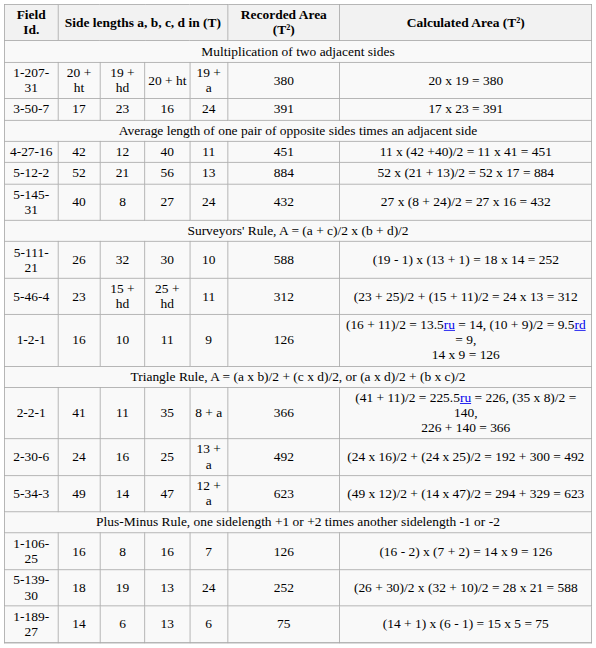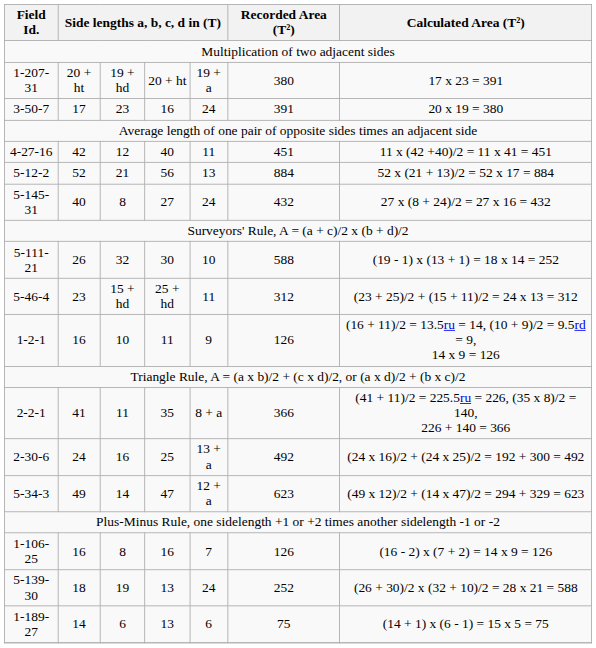(466, 80) 20 x 19 = 380 -> (466, 80) 17 x 23 = 391
(466, 109) 17 x 23 = 391 -> (466, 109) 20 x 19 = 380
